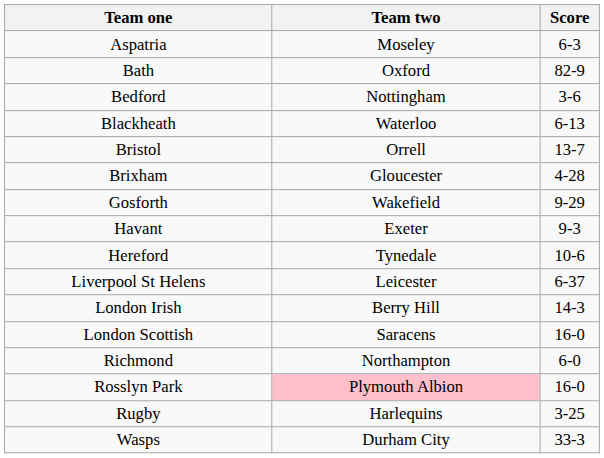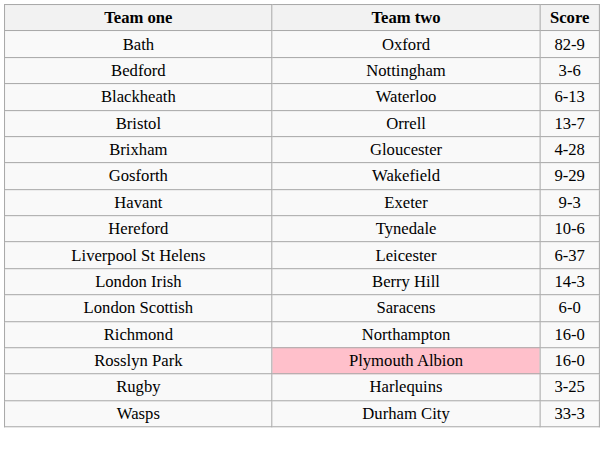- row: (138, 44)
(570, 334) 16-0 -> (570, 307) 6-0
(570, 360) 6-0 -> (570, 334) 16-0
